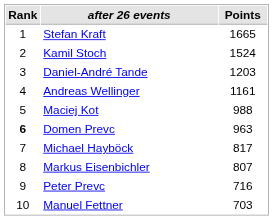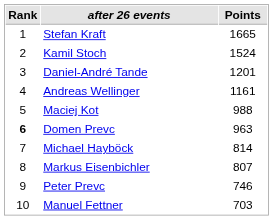(243, 72) 1203 -> (243, 72) 1201
(243, 148) 817 -> (243, 148) 814
(243, 186) 716 -> (243, 186) 746
